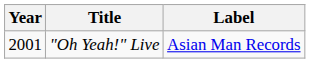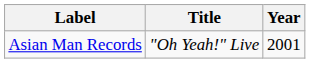columns swapped: (25, 17) <-> (234, 17)
